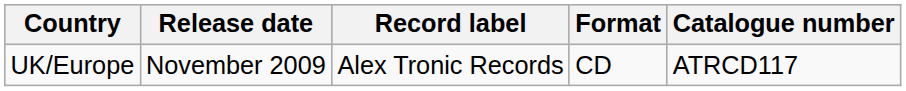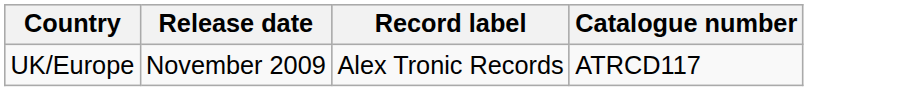- column: (618, 24)
